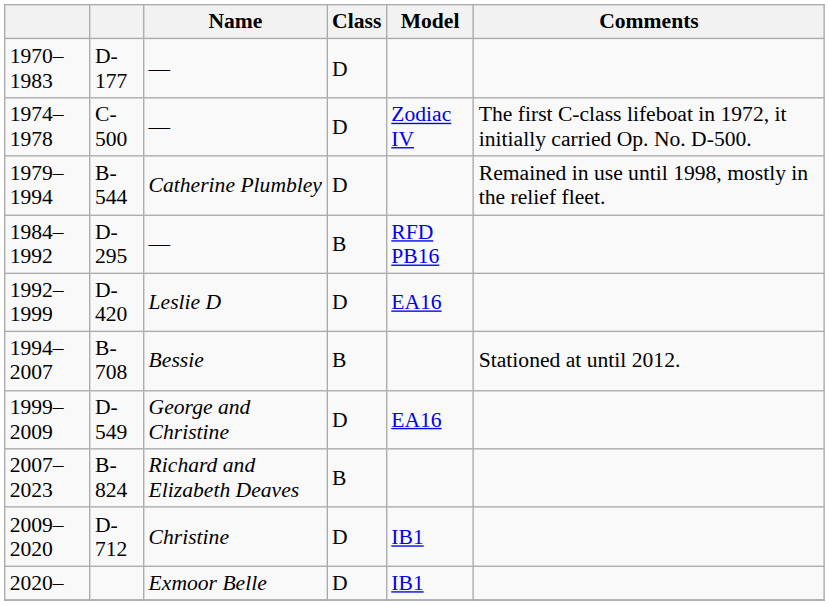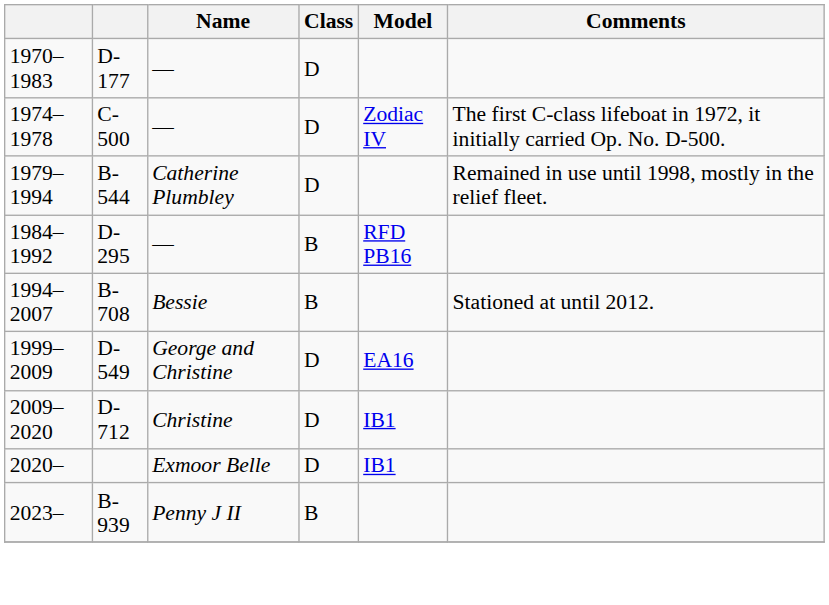- row: (37, 302)
- row: (37, 477)
+ row: (37, 512)
